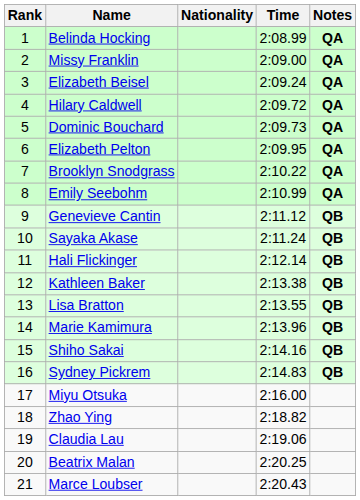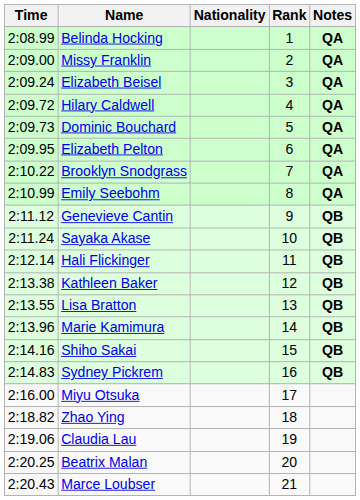columns swapped: (25, 15) <-> (283, 15)
